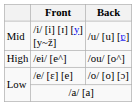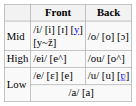(109, 36) /u/ [u] [ʋ] -> (108, 36) /o/ [o] [ɔ]
(108, 76) /o/ [o] [ɔ] -> (109, 76) /u/ [u] [ʋ]
